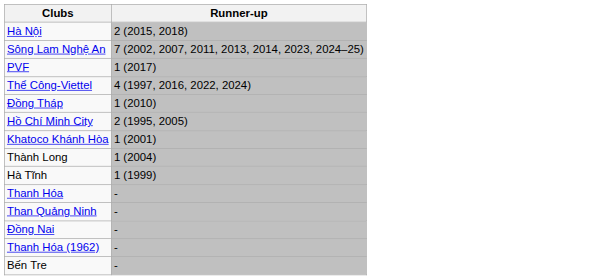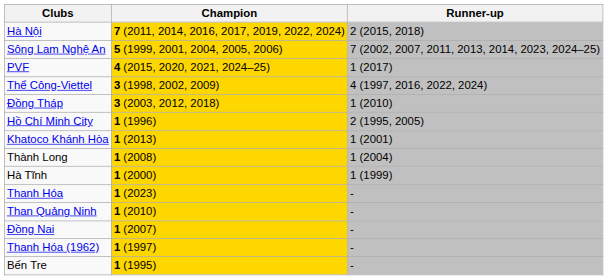+ column: (229, 13)
